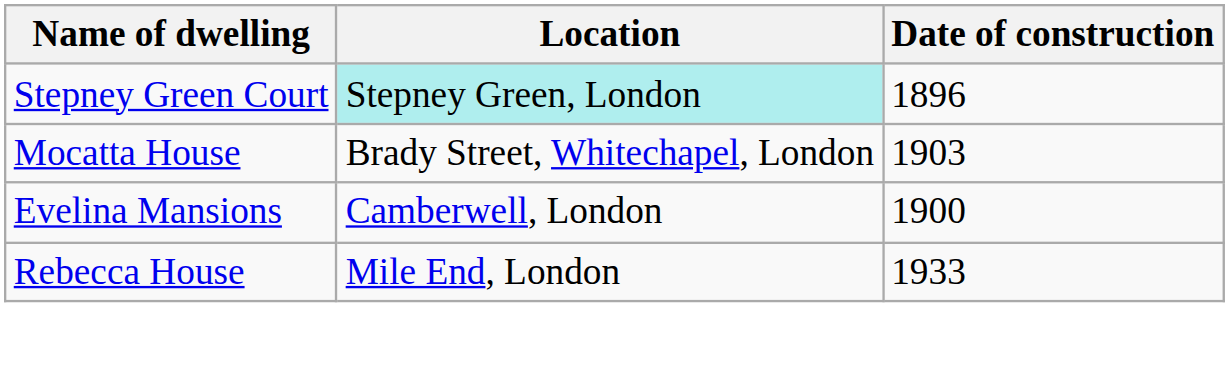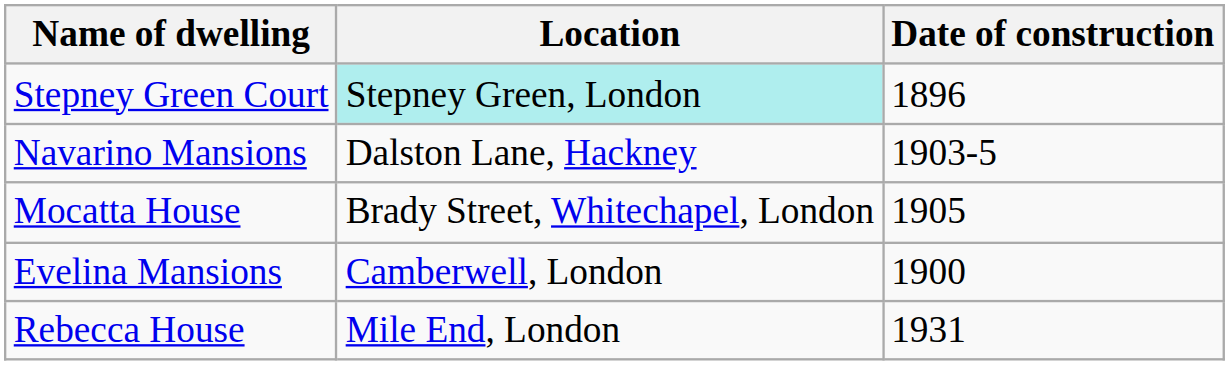+ row: (160, 152)
(929, 152) 1903 -> (929, 211) 1905
(929, 270) 1933 -> (929, 329) 1931
